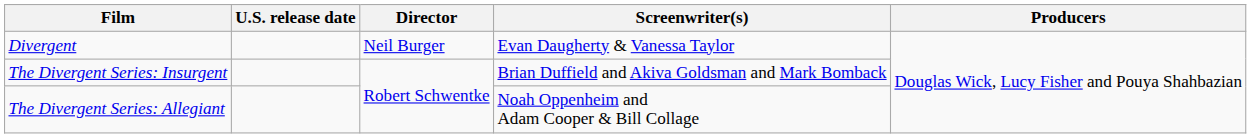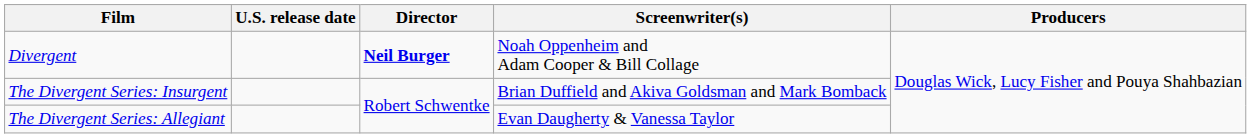(404, 45) normal -> (407, 54) bold
(616, 45) Evan Daugherty & Vanessa Taylor -> (598, 54) Noah Oppenheim and Adam Cooper & Bill Collage
(598, 109) Noah Oppenheim and Adam Cooper & Bill Collage -> (616, 118) Evan Daugherty & Vanessa Taylor
